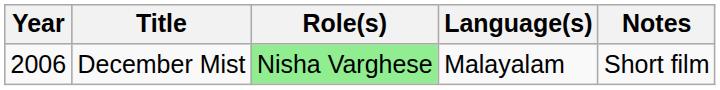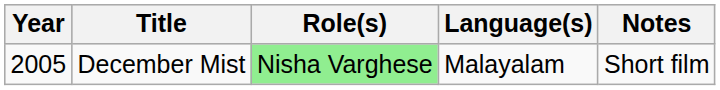(38, 63) 2006 -> (38, 63) 2005
